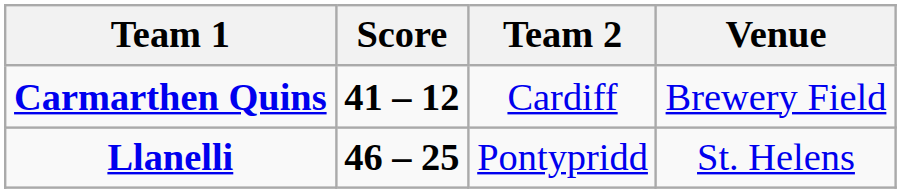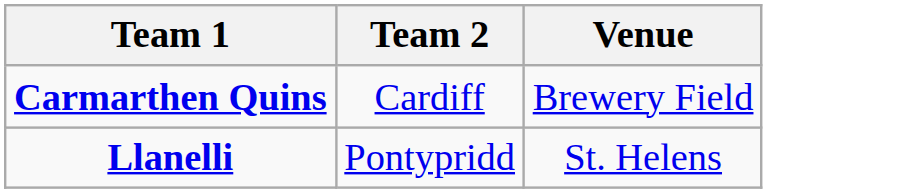- column: (402, 34)
